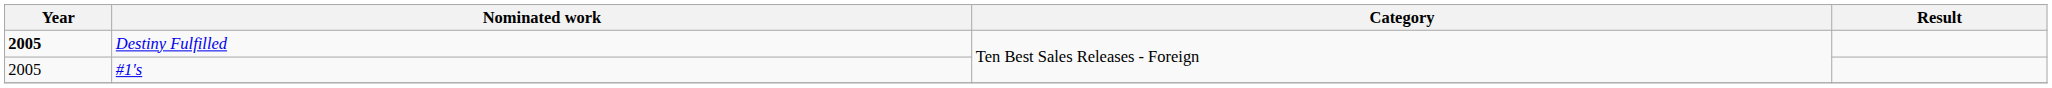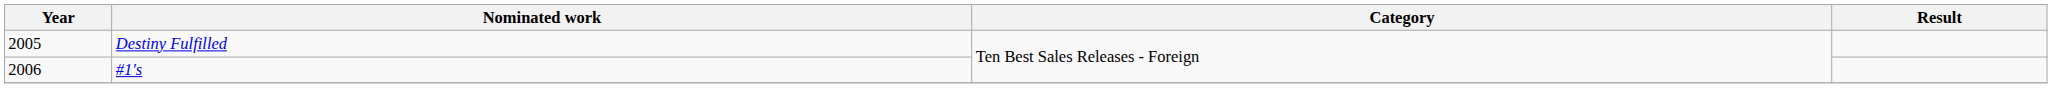(25, 43) bold -> (25, 43) normal
(25, 69) 2005 -> (25, 69) 2006
